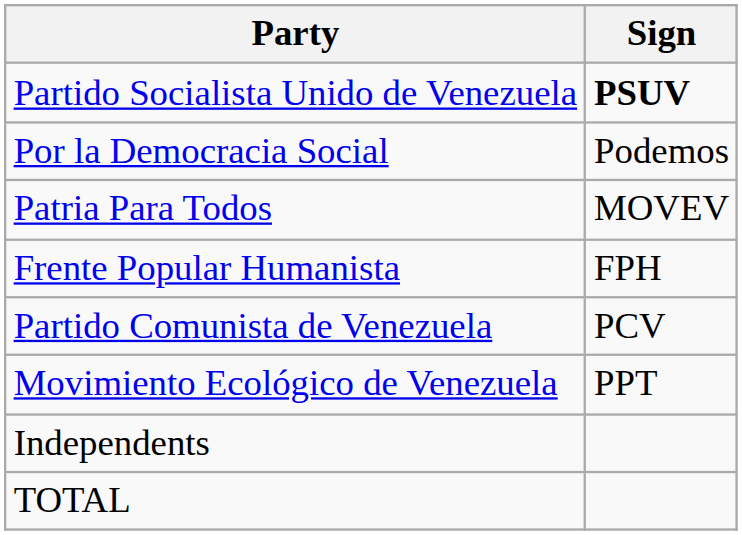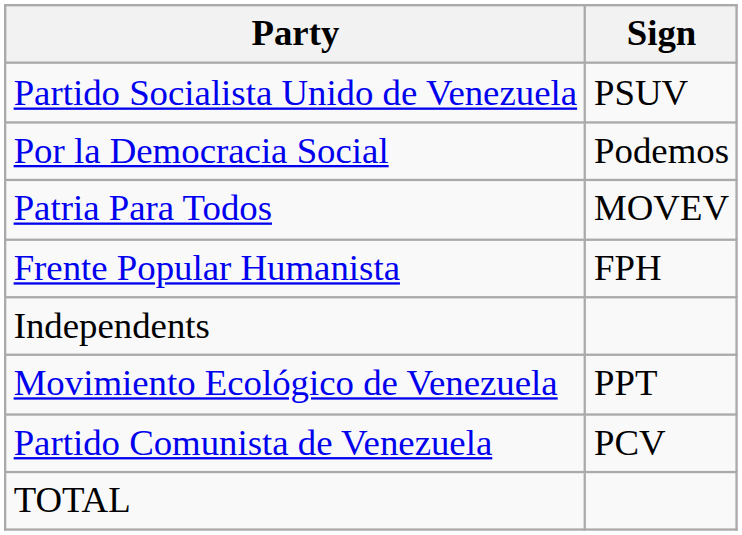(642, 92) bold -> (641, 92) normal
rows swapped: (253, 325) <-> (112, 442)
